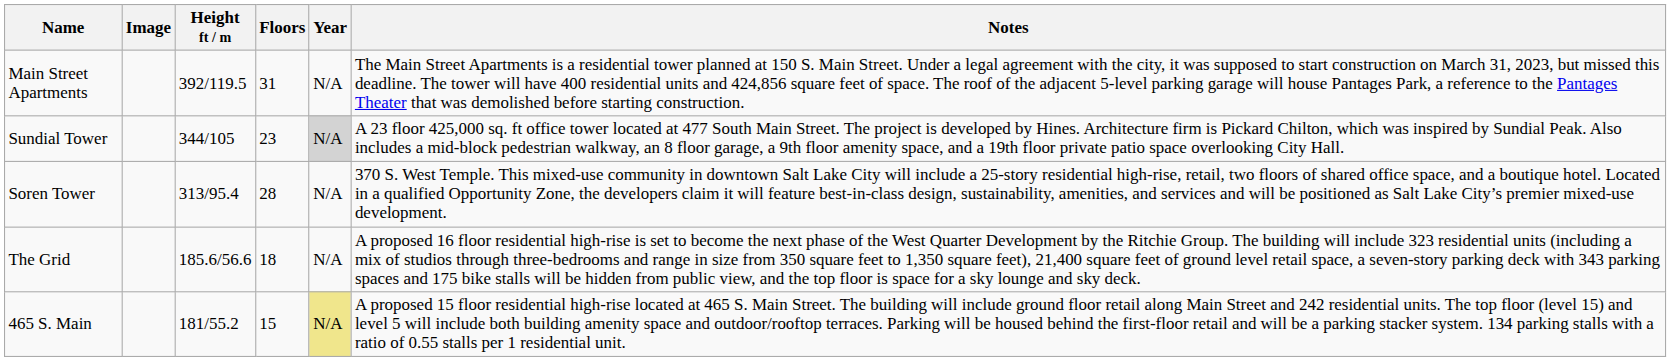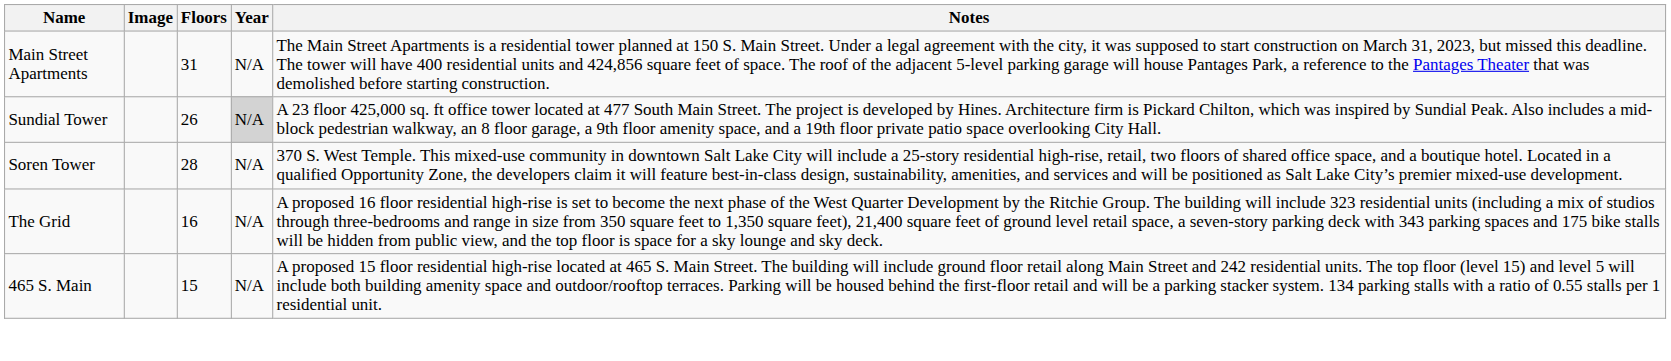- column: (215, 27)
(268, 138) 23 -> (189, 119) 26
(268, 259) 18 -> (189, 220) 16
(328, 324) khaki background -> (249, 285) no background
